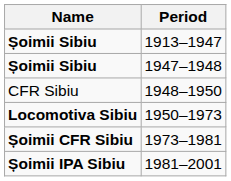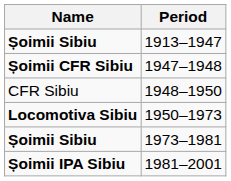(52, 66) Șoimii Sibiu -> (71, 66) Șoimii CFR Sibiu
(71, 140) Șoimii CFR Sibiu -> (52, 140) Șoimii Sibiu
